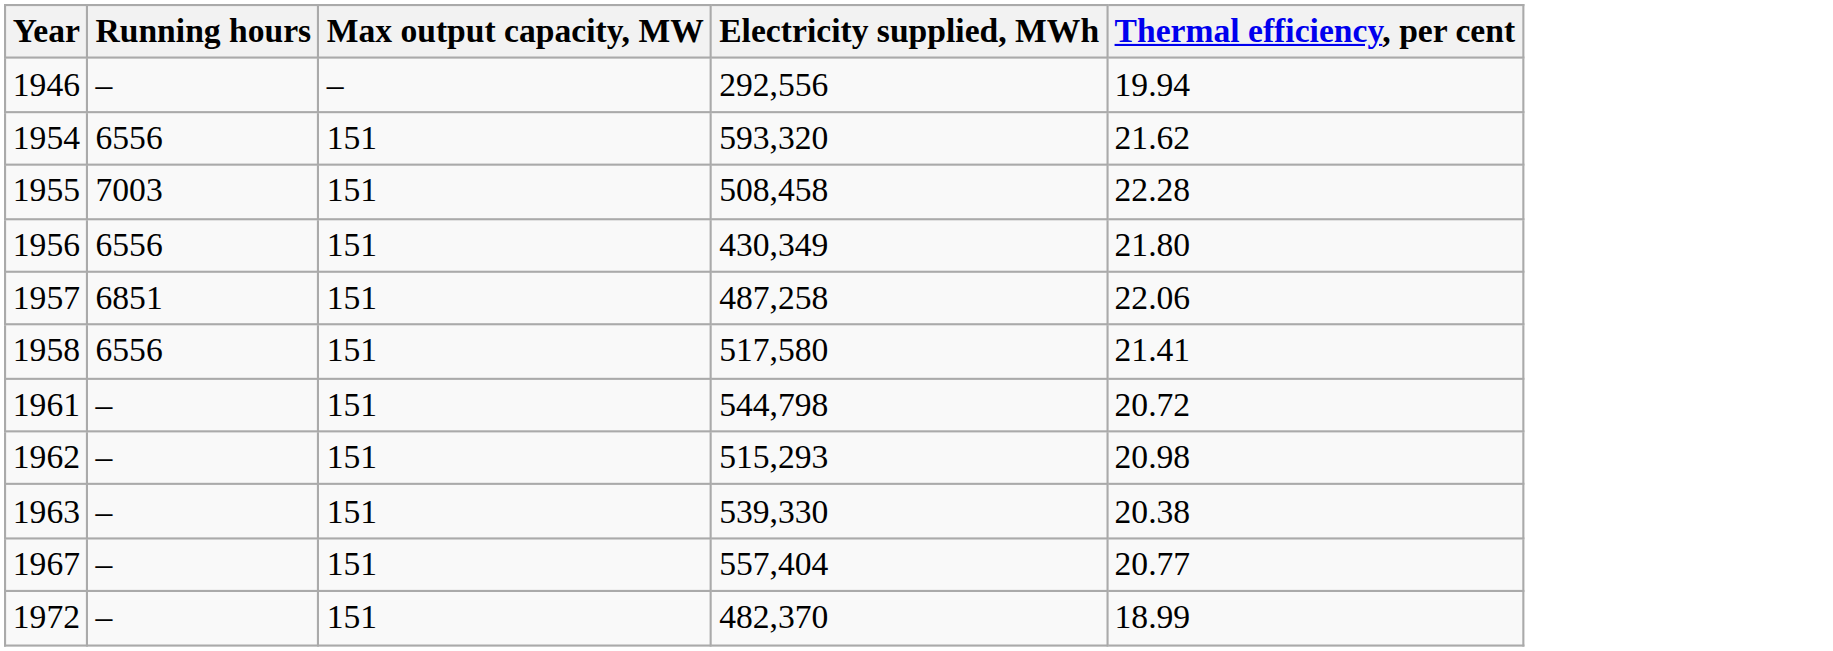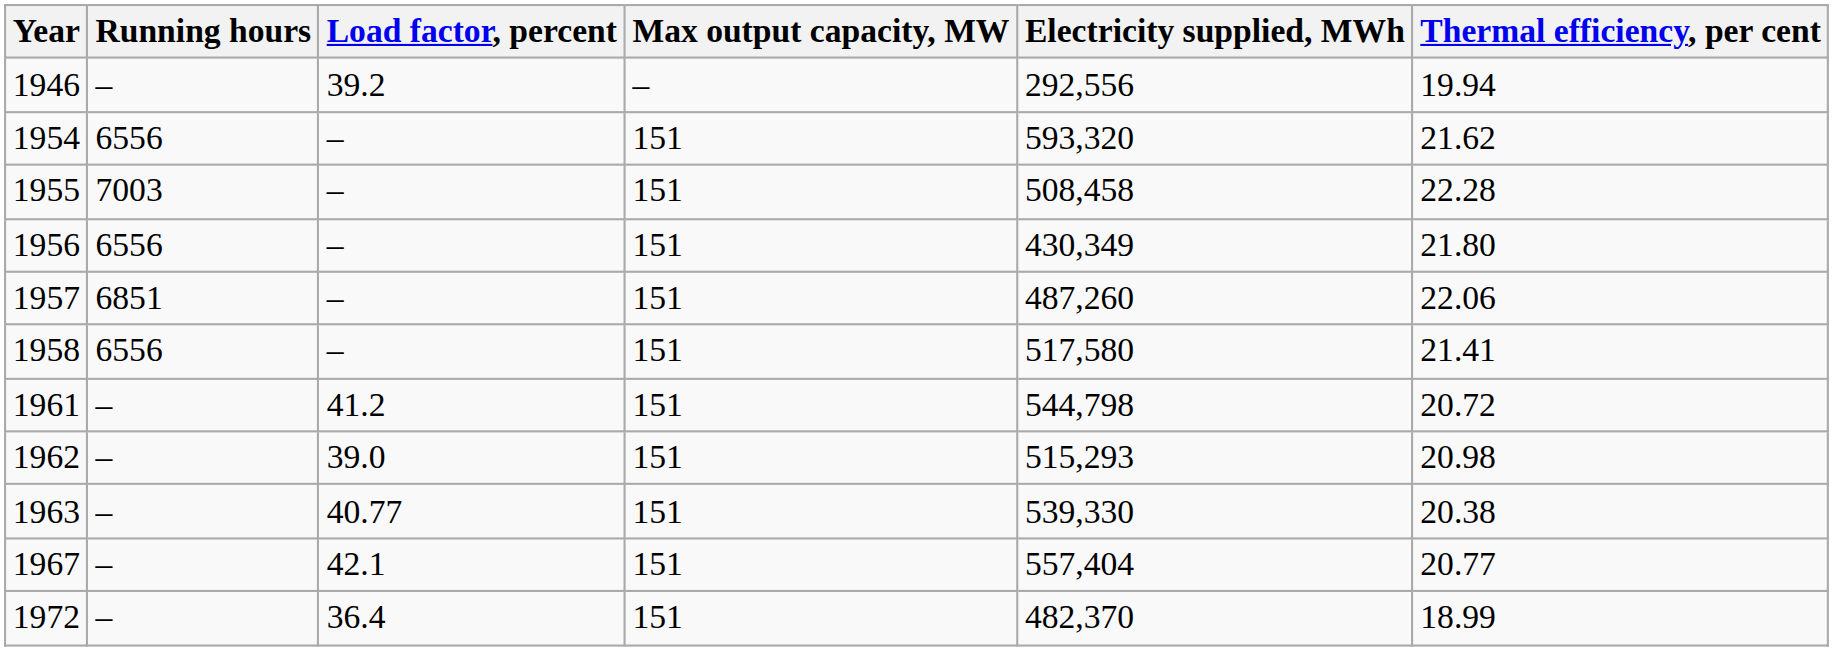+ column: (472, 31)
(774, 297) 487,258 -> (1080, 297) 487,260
